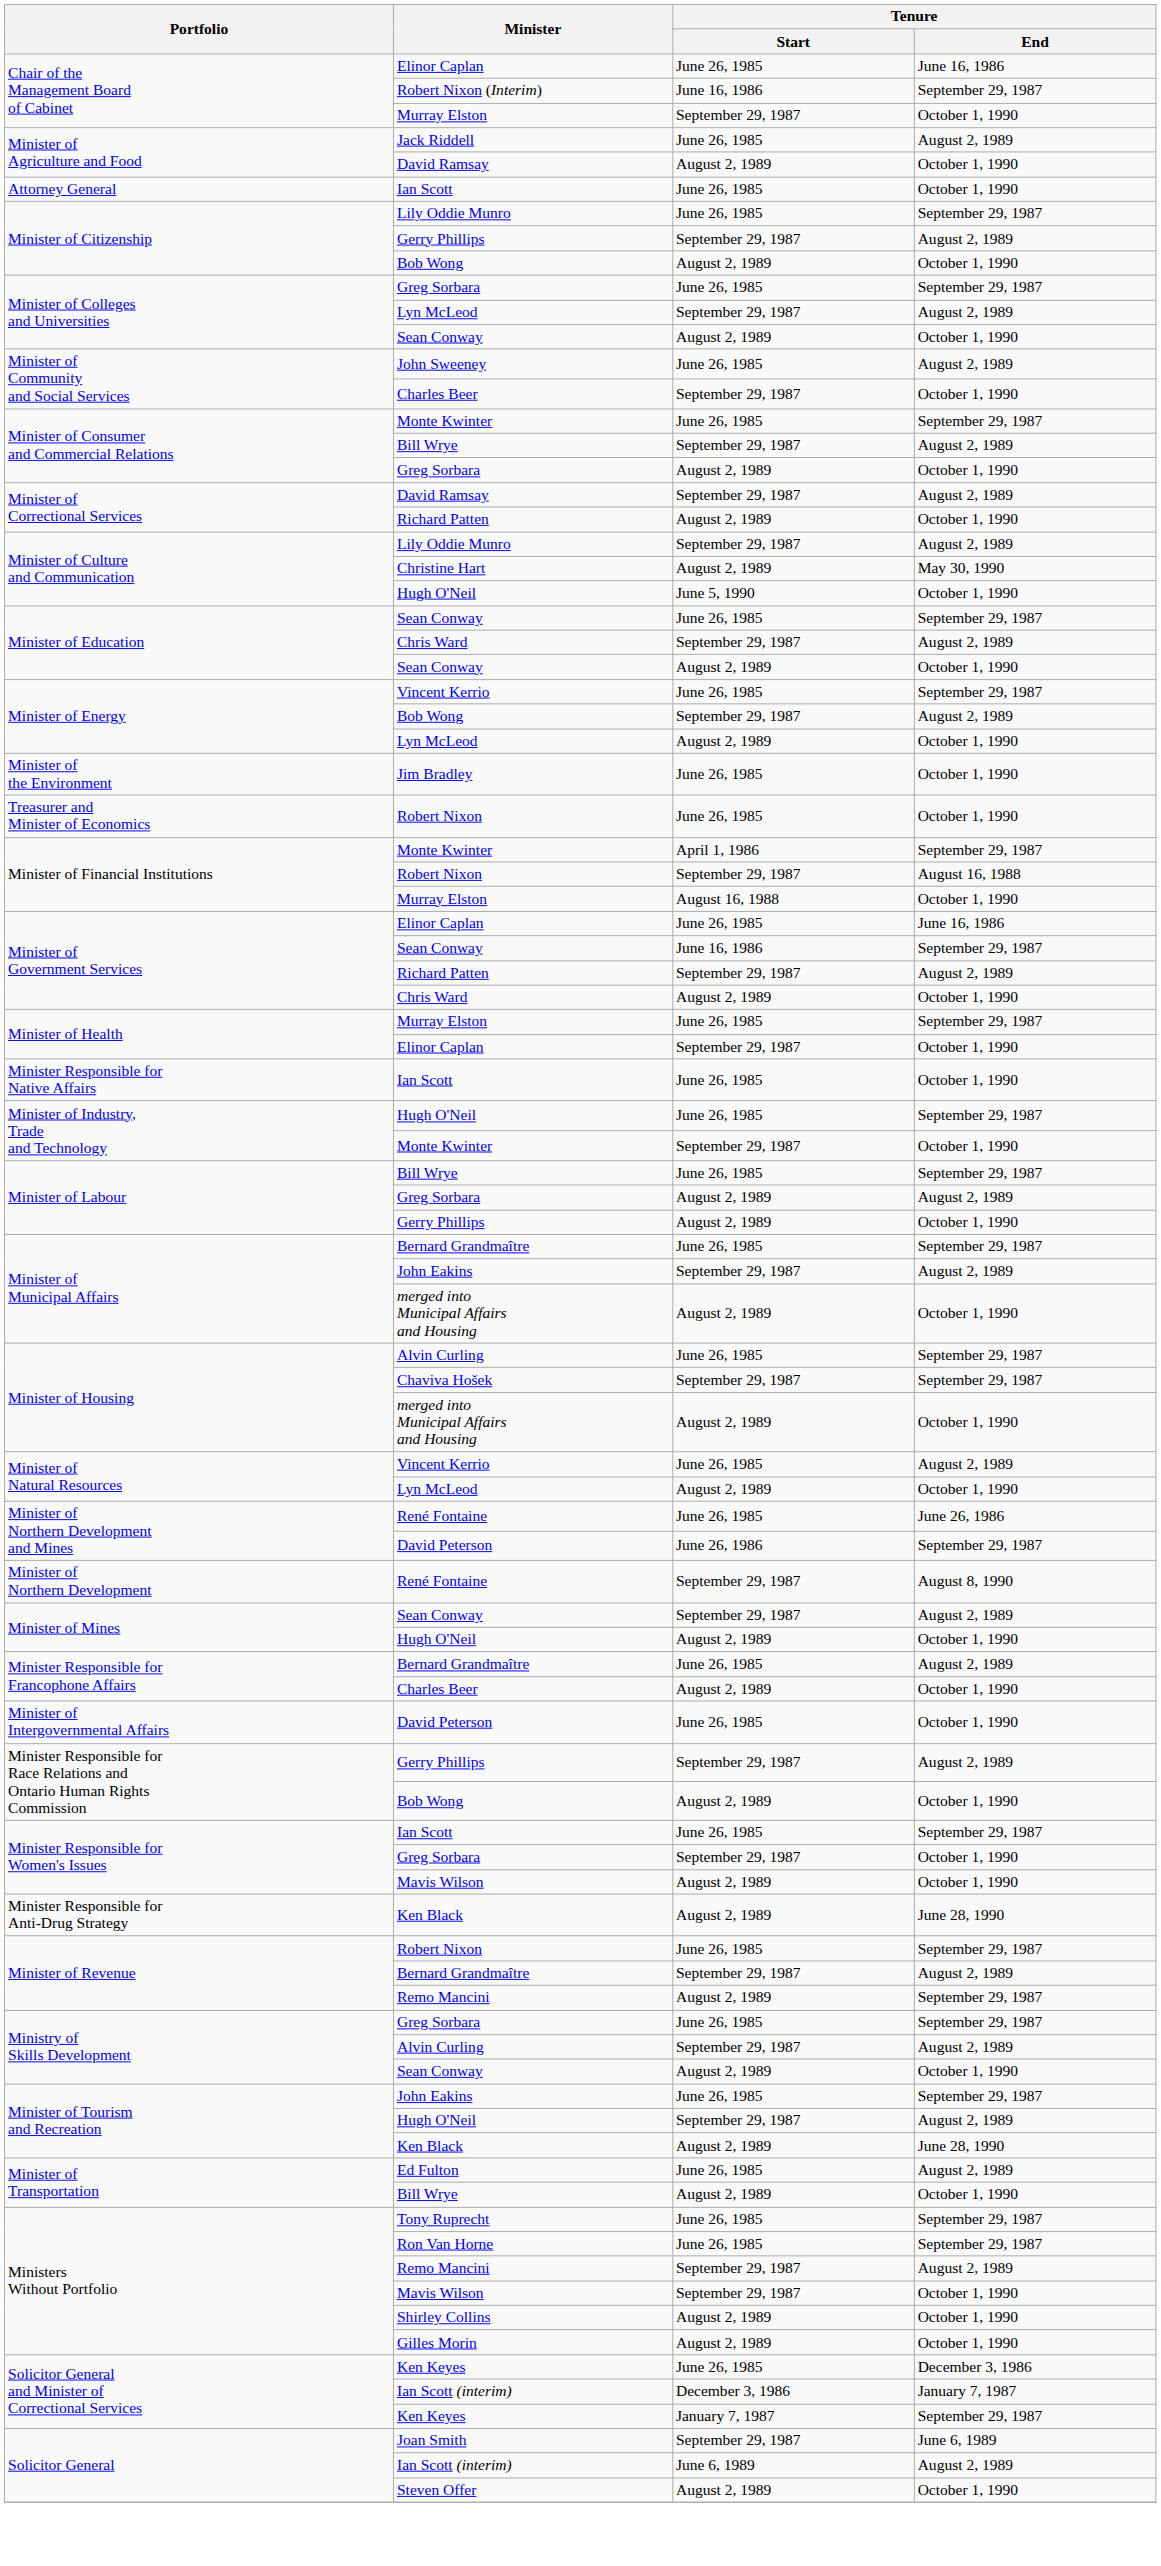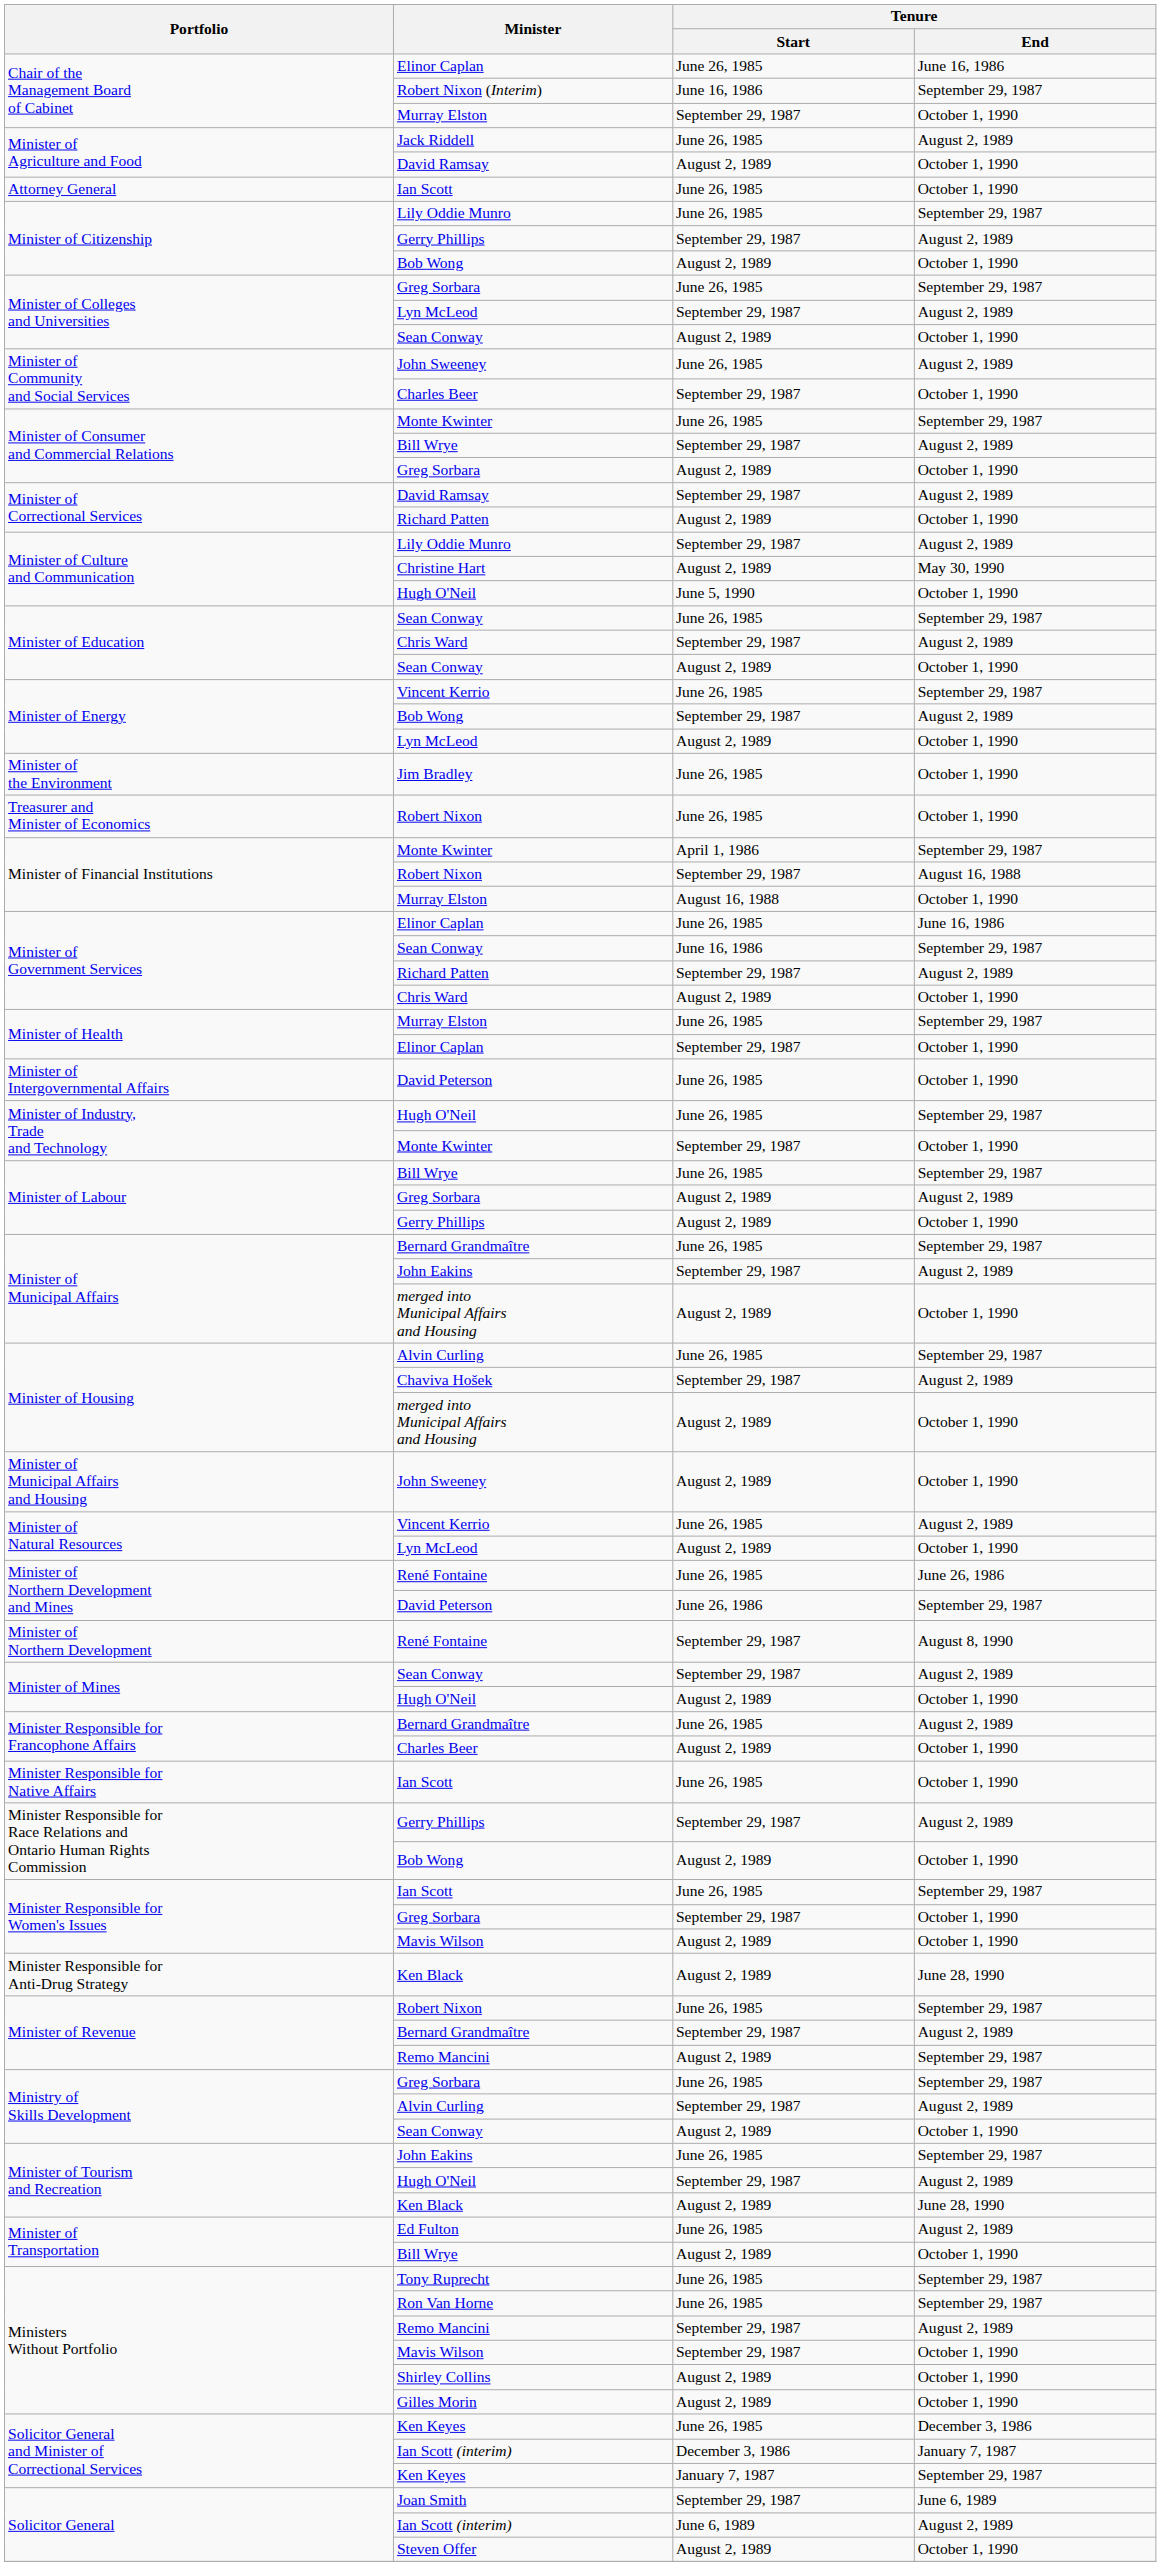rows swapped: (89, 1722) <-> (85, 1079)
(980, 1380) September 29, 1987 -> (965, 1380) August 2, 1989
+ row: (63, 1481)
